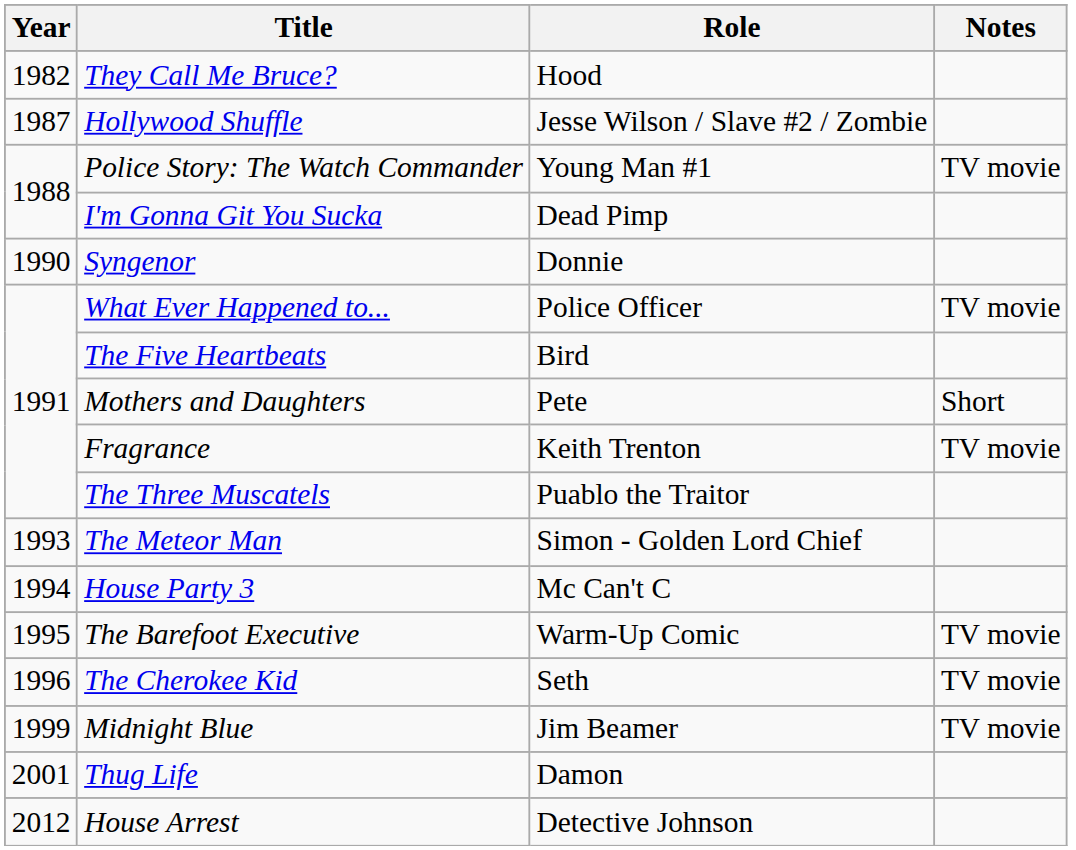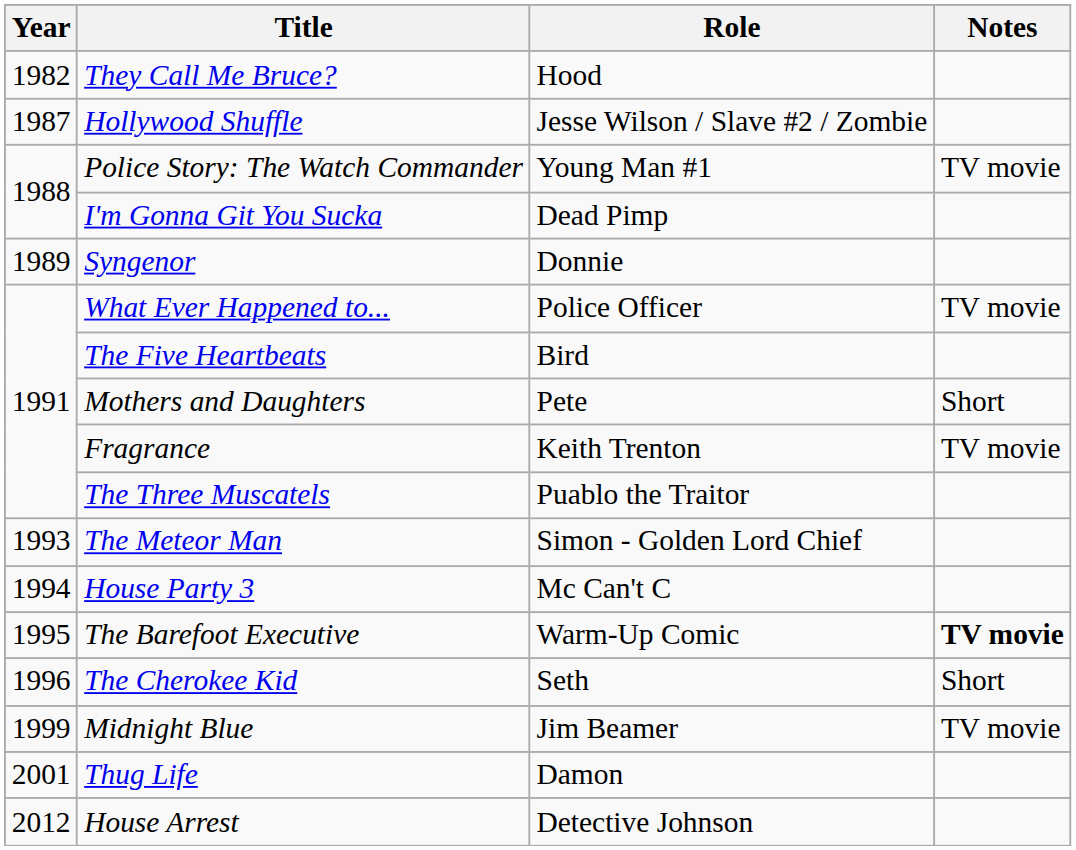(41, 261) 1990 -> (41, 261) 1989
(1001, 634) normal -> (1002, 634) bold
(1001, 681) TV movie -> (973, 681) Short
